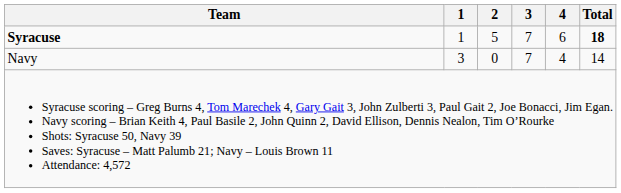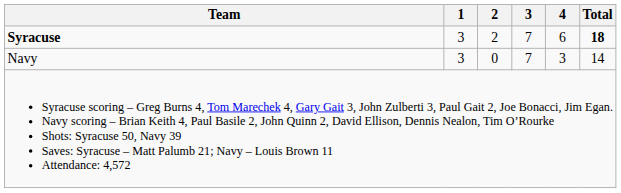(461, 37) 1 -> (461, 37) 3
(495, 37) 5 -> (495, 37) 2
(562, 59) 4 -> (562, 59) 3
